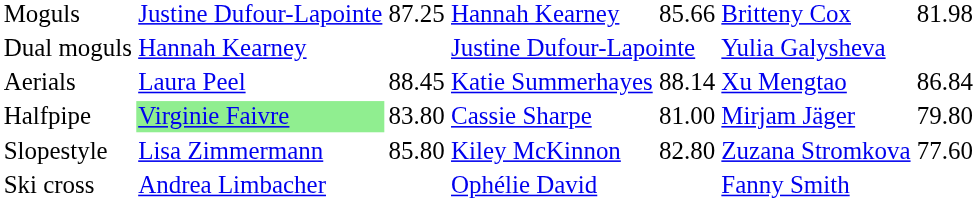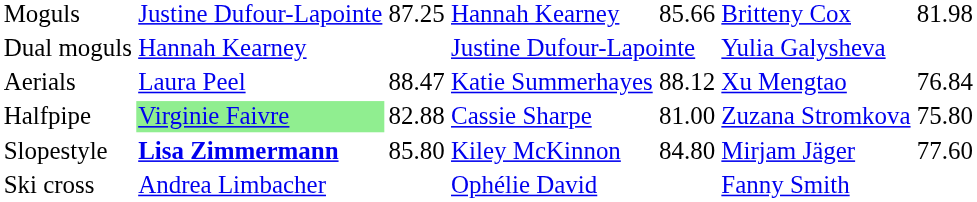(417, 82) 88.45 -> (417, 82) 88.47
(687, 82) 88.14 -> (687, 82) 88.12
(945, 82) 86.84 -> (945, 82) 76.84
(417, 116) 83.80 -> (417, 116) 82.88
(788, 116) Mirjam Jäger -> (816, 116) Zuzana Stromkova
(945, 116) 79.80 -> (945, 116) 75.80
(231, 150) normal -> (238, 150) bold
(687, 150) 82.80 -> (687, 150) 84.80
(816, 150) Zuzana Stromkova -> (788, 150) Mirjam Jäger
